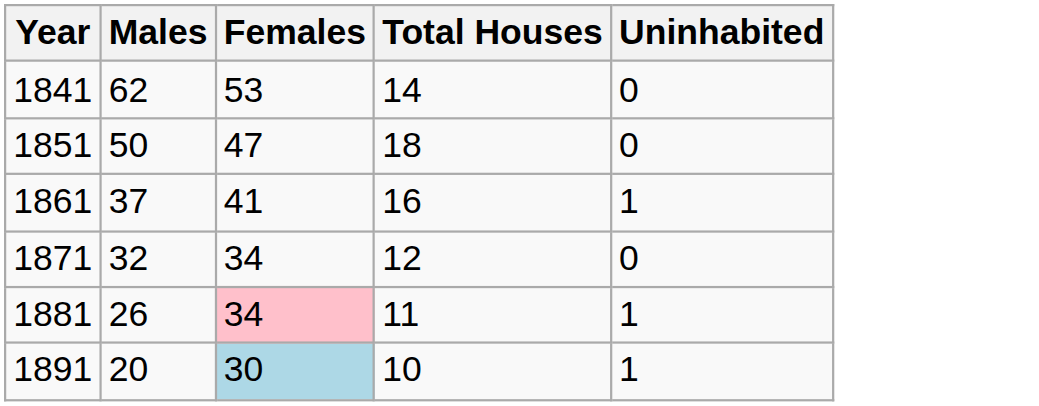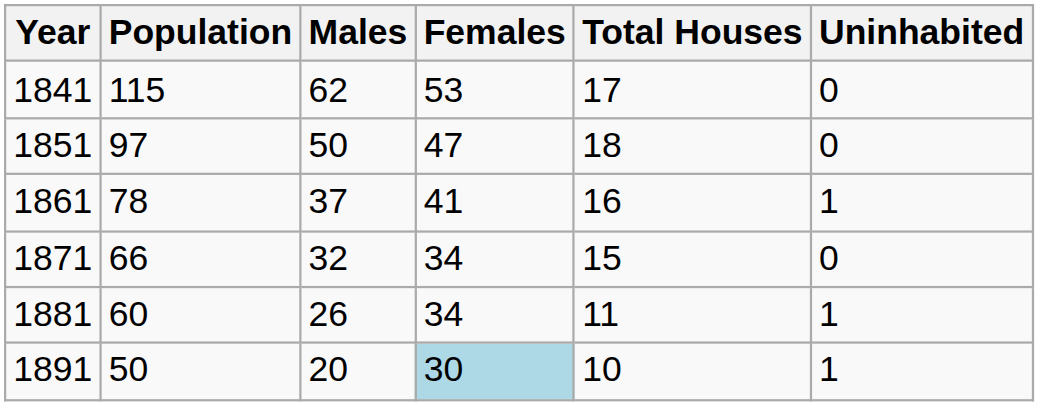+ column: (200, 32)
(402, 88) 14 -> (602, 88) 17
(402, 257) 12 -> (602, 257) 15
(244, 314) pink background -> (443, 314) no background
